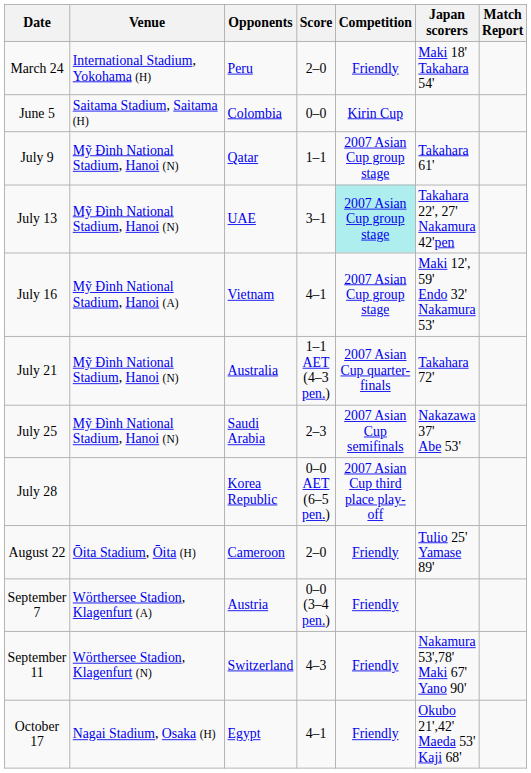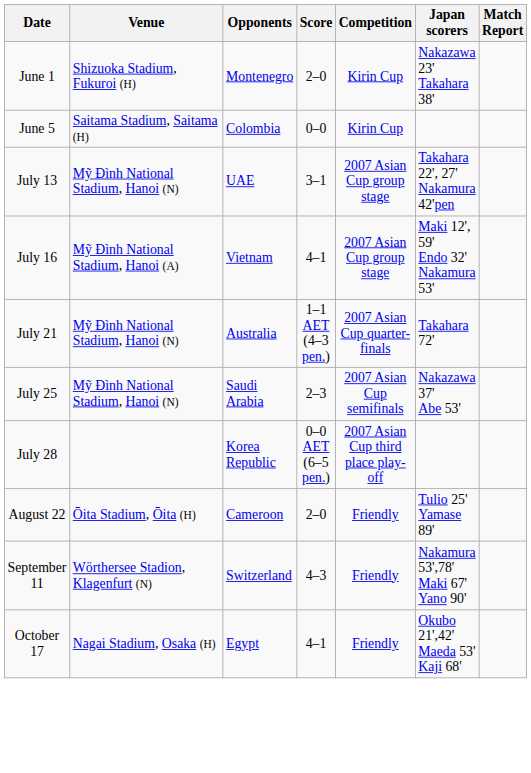- row: (37, 68)
+ row: (37, 75)
- row: (37, 158)
(375, 218) paleturquoise background -> (375, 181) no background
- row: (37, 605)
